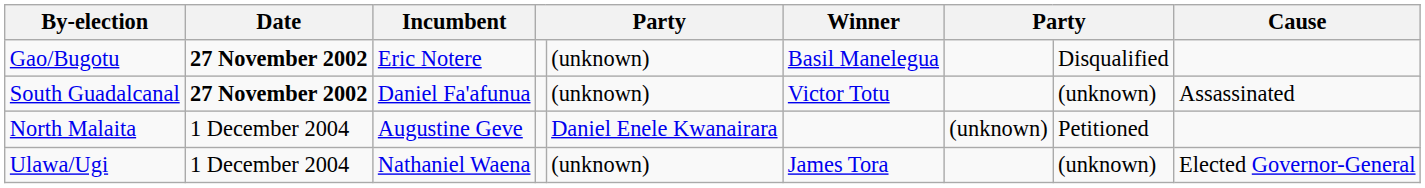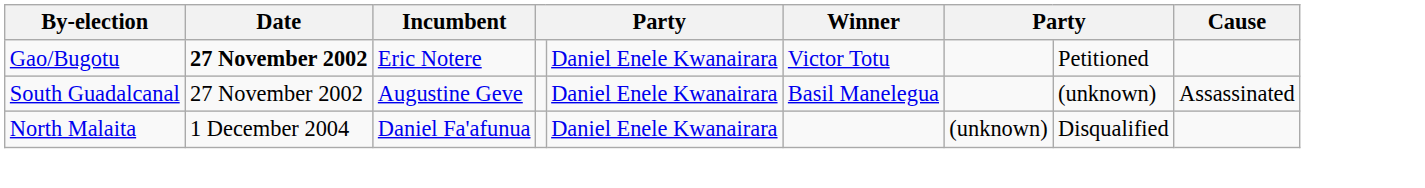(600, 57) (unknown) -> (664, 57) Daniel Enele Kwanairara
(863, 57) Basil Manelegua -> (839, 57) Victor Totu
(1113, 57) Disqualified -> (1103, 57) Petitioned
(279, 93) bold -> (276, 93) normal
(454, 93) Daniel Fa'afunua -> (450, 93) Augustine Geve
(600, 93) (unknown) -> (664, 93) Daniel Enele Kwanairara
(839, 93) Victor Totu -> (863, 93) Basil Manelegua
(450, 128) Augustine Geve -> (454, 128) Daniel Fa'afunua
(1103, 128) Petitioned -> (1113, 128) Disqualified
- row: (59, 164)
